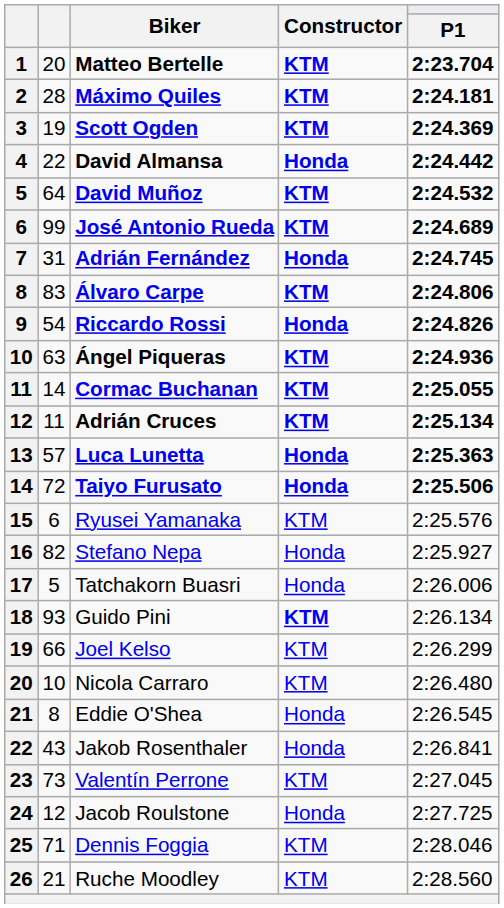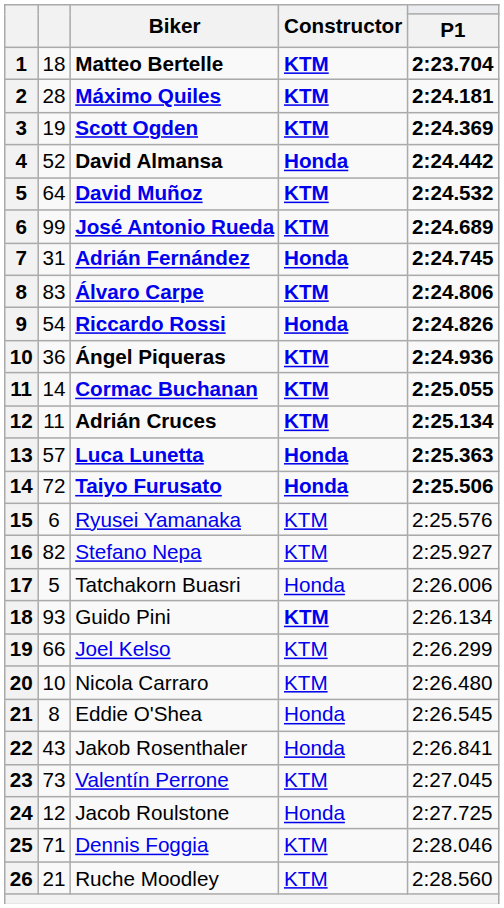(54, 63) 20 -> (54, 63) 18
(54, 161) 22 -> (54, 161) 52
(54, 356) 63 -> (54, 356) 36
(314, 552) Honda -> (306, 552) KTM
